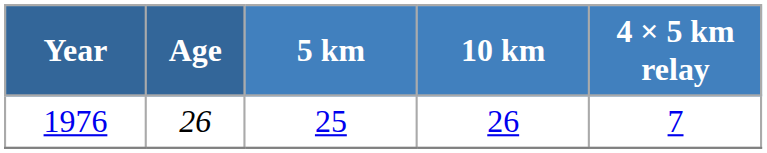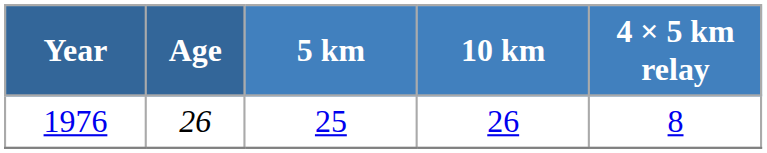(676, 121) 7 -> (676, 121) 8
